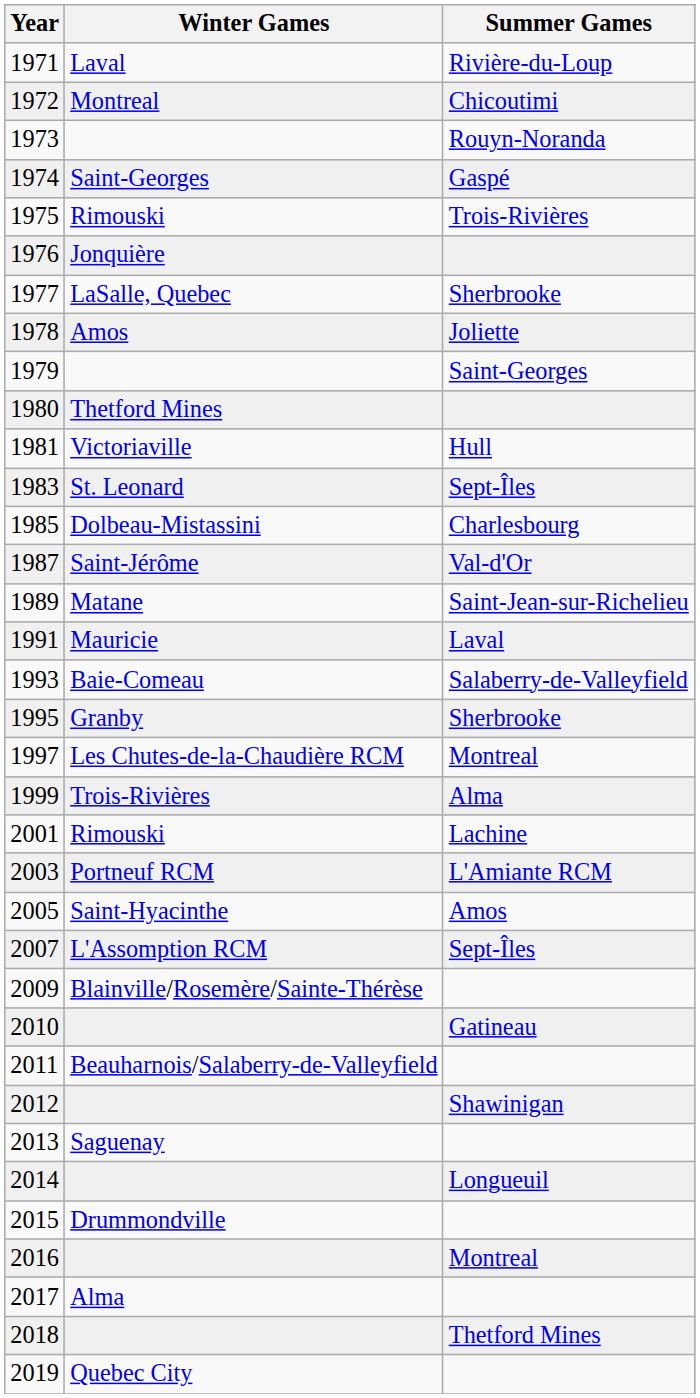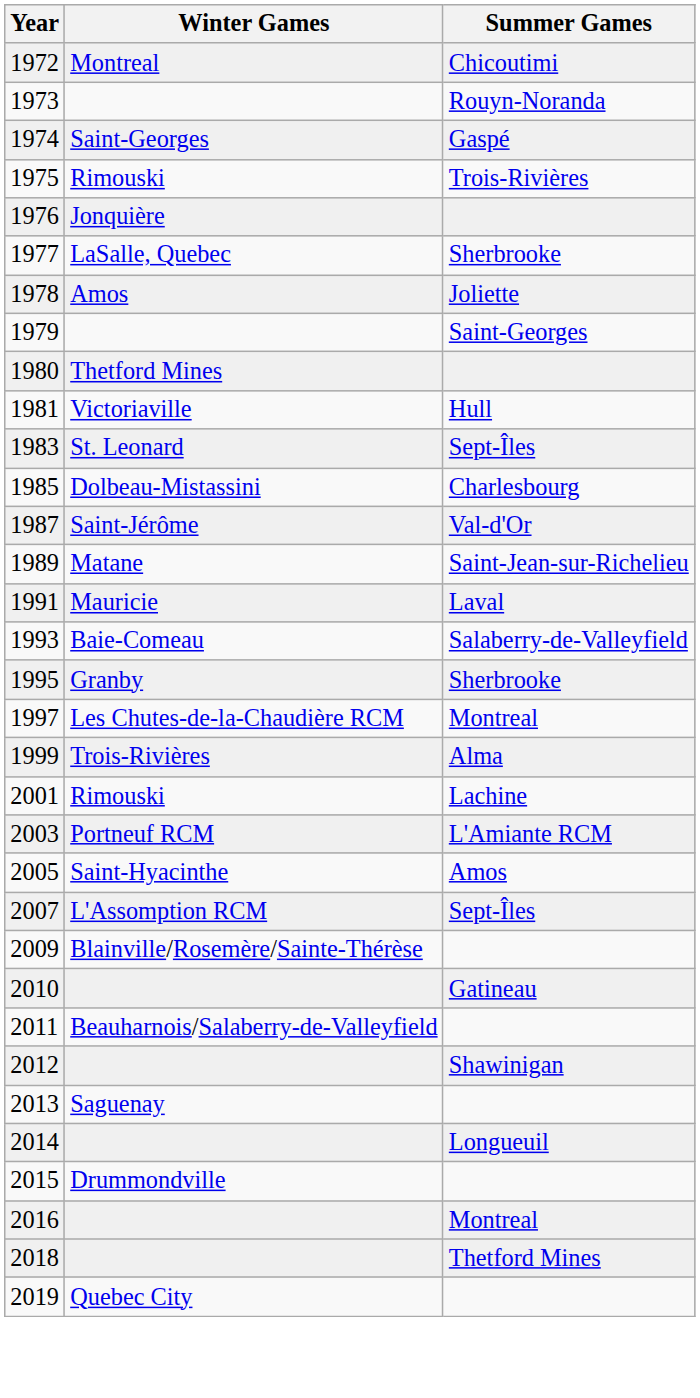- row: (35, 62)
- row: (35, 1296)
